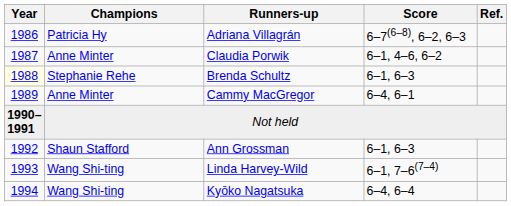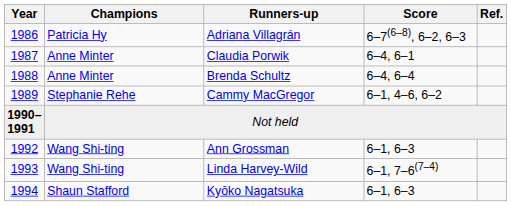(404, 56) 6–1, 4–6, 6–2 -> (391, 56) 6–4, 6–1
(24, 76) lightyellow background -> (24, 76) no background
(91, 76) Stephanie Rehe -> (80, 76) Anne Minter
(391, 76) 6–1, 6–3 -> (391, 76) 6–4, 6–4
(80, 95) Anne Minter -> (91, 95) Stephanie Rehe
(391, 95) 6–4, 6–1 -> (404, 95) 6–1, 4–6, 6–2
(88, 148) Shaun Stafford -> (86, 148) Wang Shi-ting
(86, 191) Wang Shi-ting -> (88, 191) Shaun Stafford
(391, 191) 6–4, 6–4 -> (391, 191) 6–1, 6–3
